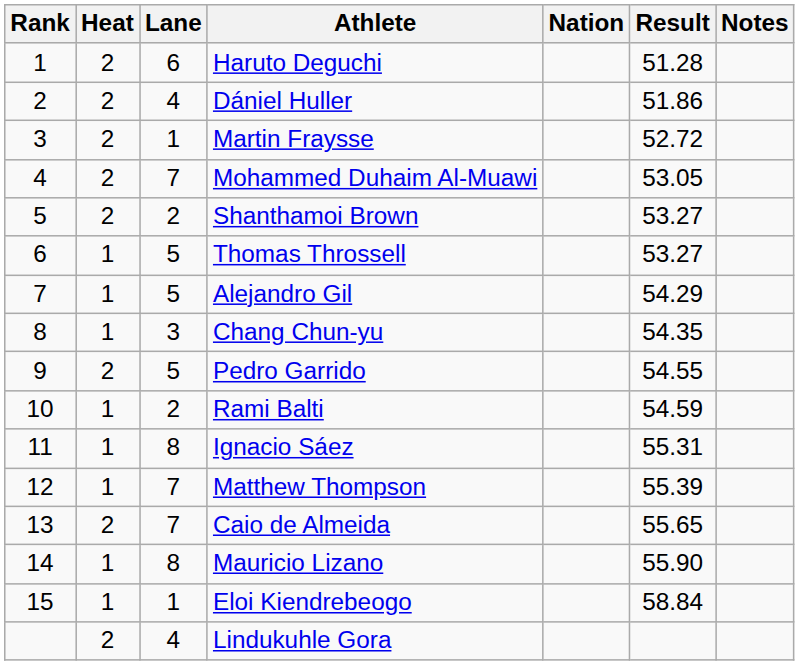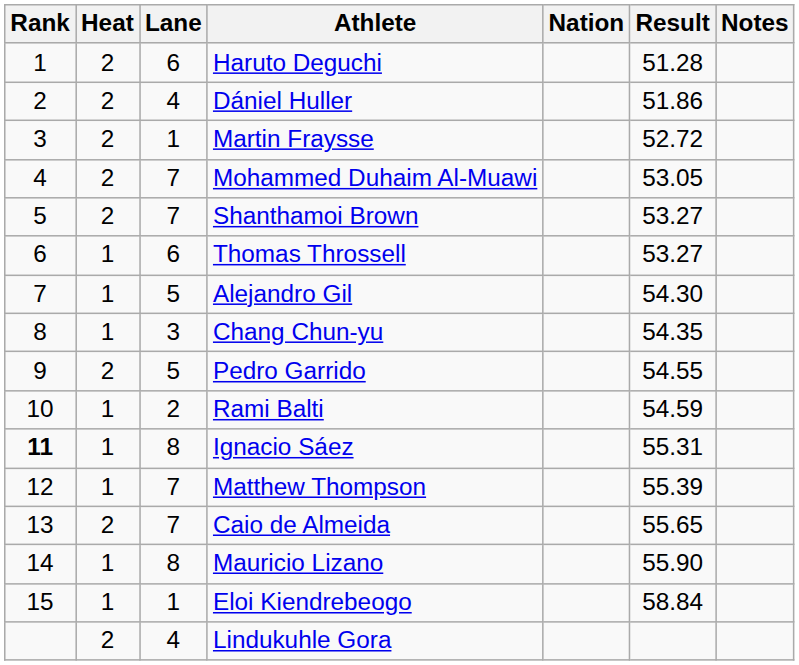(173, 216) 2 -> (173, 216) 7
(173, 255) 5 -> (173, 255) 6
(673, 293) 54.29 -> (673, 293) 54.30
(40, 448) normal -> (40, 448) bold
